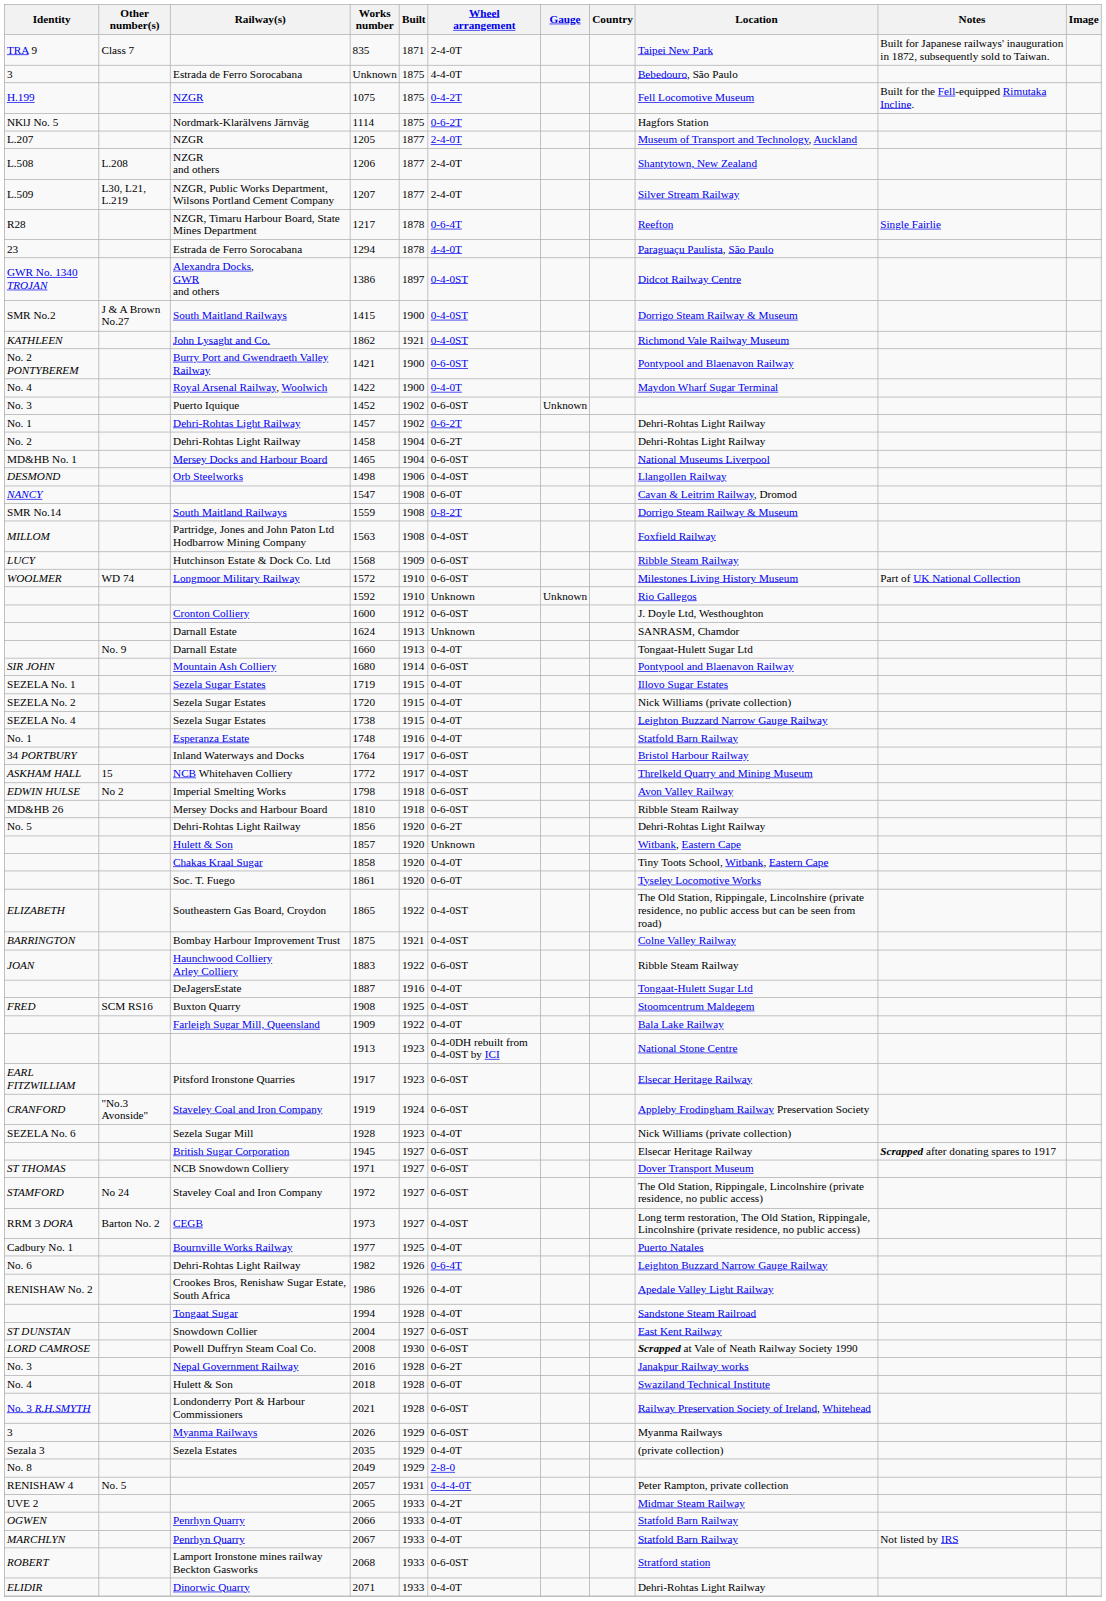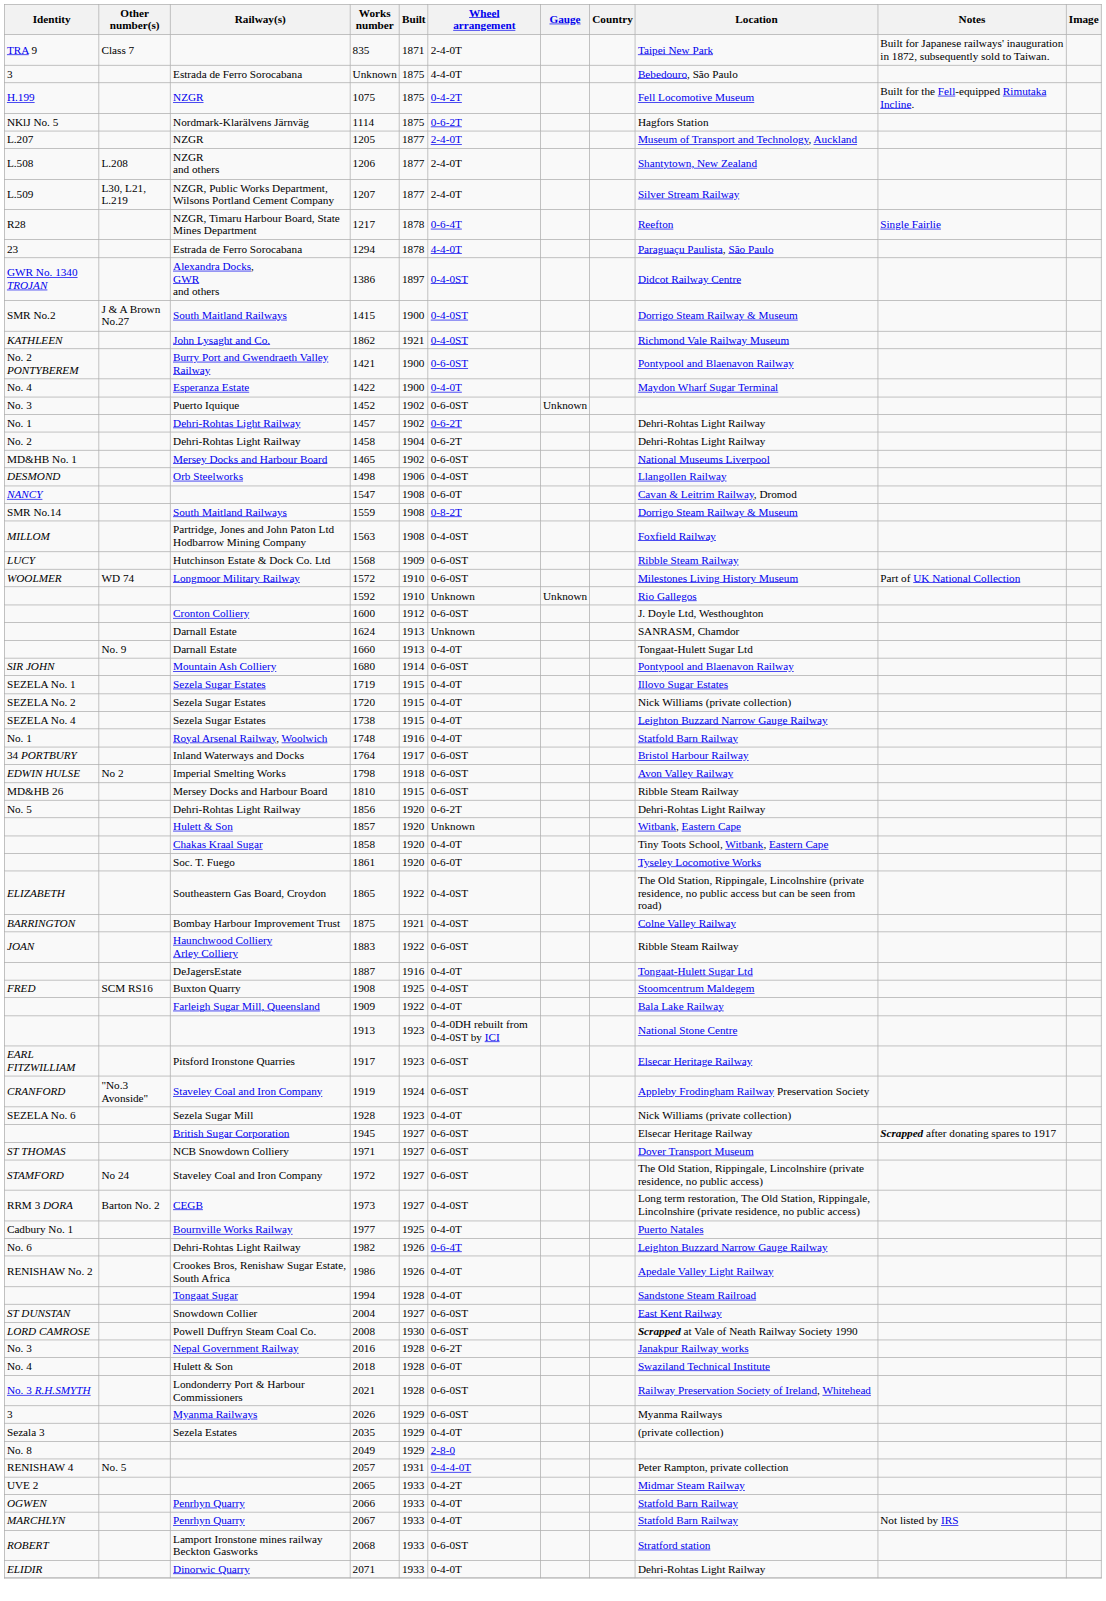(250, 388) Royal Arsenal Railway, Woolwich -> (211, 388) Esperanza Estate
(413, 459) 1904 -> (413, 459) 1902
(211, 738) Esperanza Estate -> (250, 738) Royal Arsenal Railway, Woolwich
- row: (364, 773)
(413, 809) 1918 -> (413, 791) 1915
